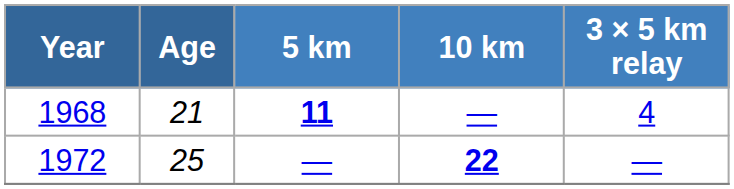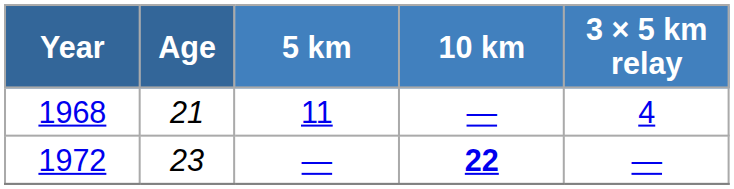(317, 112) bold -> (317, 112) normal
(187, 160) 25 -> (187, 160) 23
